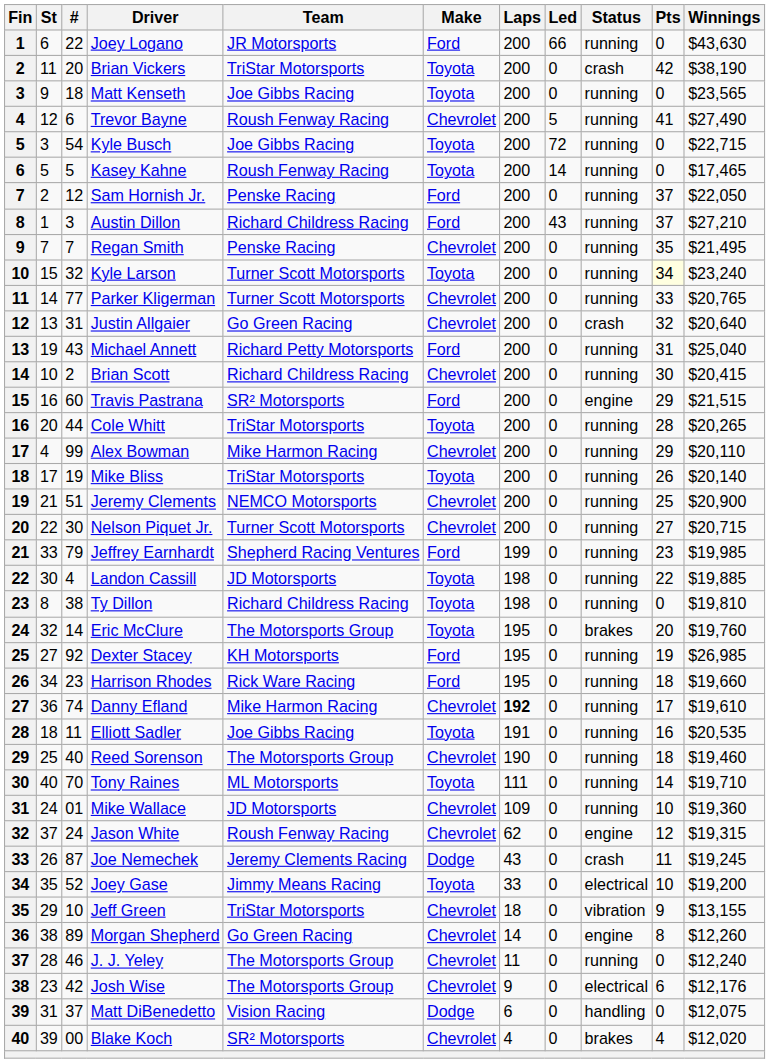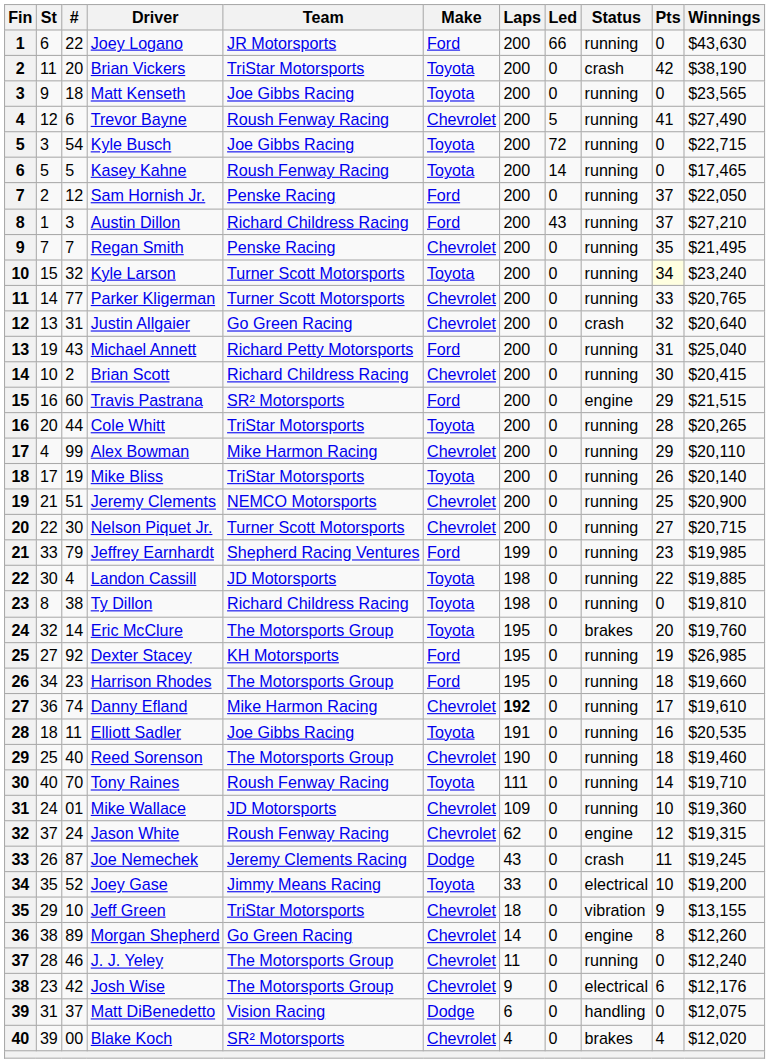(291, 681) Rick Ware Racing -> (310, 681) The Motorsports Group
(283, 783) ML Motorsports -> (308, 783) Roush Fenway Racing
